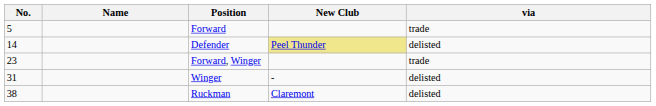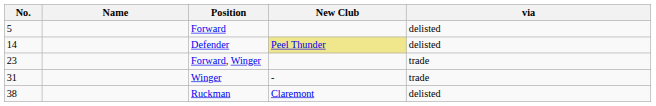(419, 28) trade -> (425, 28) delisted
(425, 77) delisted -> (419, 77) trade
